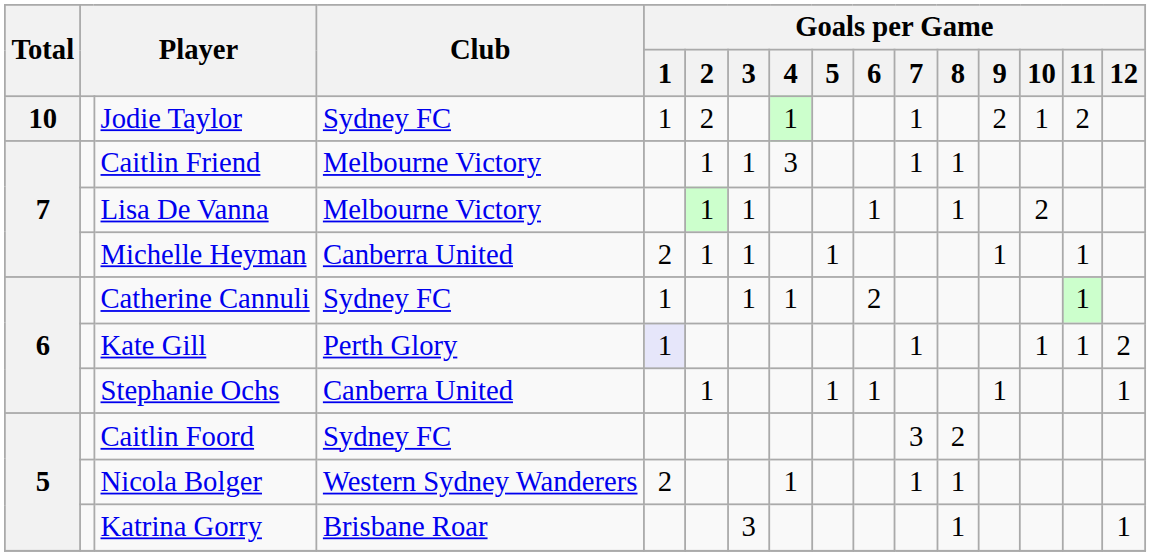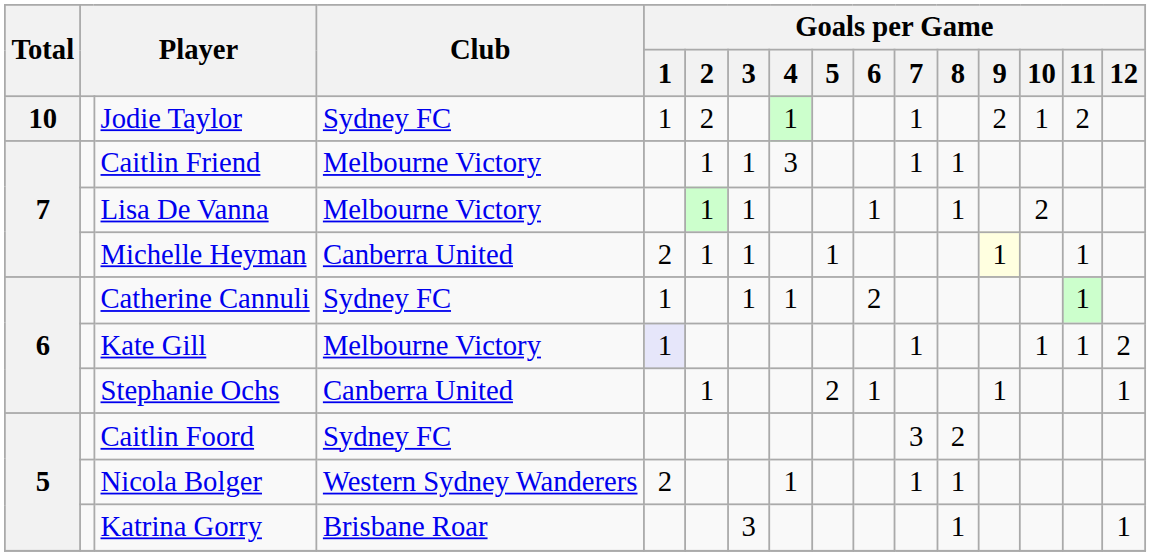(1000, 254) no background -> (1000, 254) lightyellow background
(390, 345) Perth Glory -> (432, 345) Melbourne Victory
(832, 390) 1 -> (832, 390) 2
